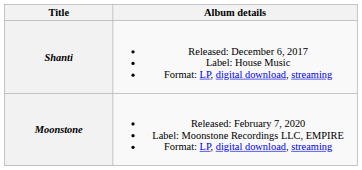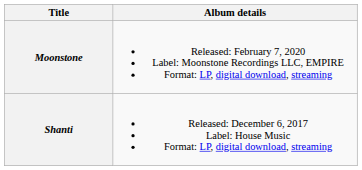rows swapped: (59, 57) <-> (59, 129)
